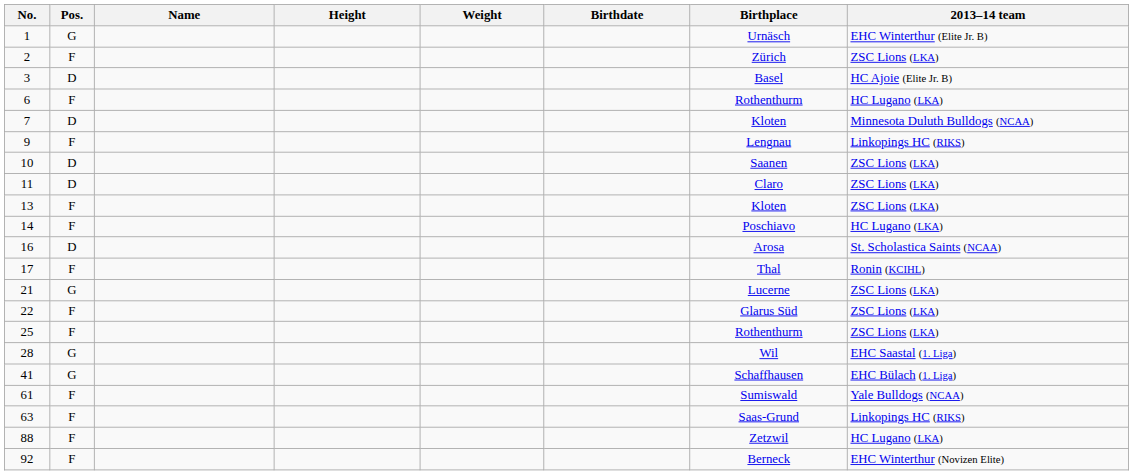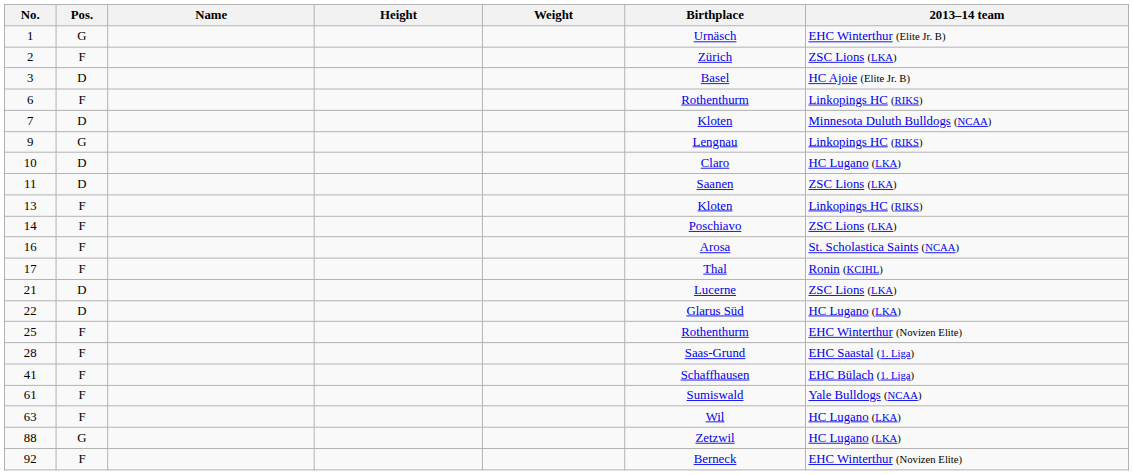- column: (617, 15)
(897, 100) HC Lugano (LKA) -> (865, 100) Linkopings HC (RIKS)
(72, 142) F -> (82, 142) G
(769, 163) Saanen -> (715, 163) Claro
(895, 163) ZSC Lions (LKA) -> (855, 163) HC Lugano (LKA)
(769, 184) Claro -> (715, 184) Saanen
(895, 205) ZSC Lions (LKA) -> (865, 205) Linkopings HC (RIKS)
(897, 226) HC Lugano (LKA) -> (853, 226) ZSC Lions (LKA)
(72, 247) D -> (82, 247) F
(72, 290) G -> (82, 290) D
(72, 311) F -> (82, 311) D
(895, 311) ZSC Lions (LKA) -> (855, 311) HC Lugano (LKA)
(895, 332) ZSC Lions (LKA) -> (885, 332) EHC Winterthur (Novizen Elite)
(72, 353) G -> (82, 353) F
(769, 353) Wil -> (715, 353) Saas-Grund
(72, 374) G -> (82, 374) F
(769, 417) Saas-Grund -> (715, 417) Wil
(907, 417) Linkopings HC (RIKS) -> (855, 417) HC Lugano (LKA)
(72, 438) F -> (82, 438) G
